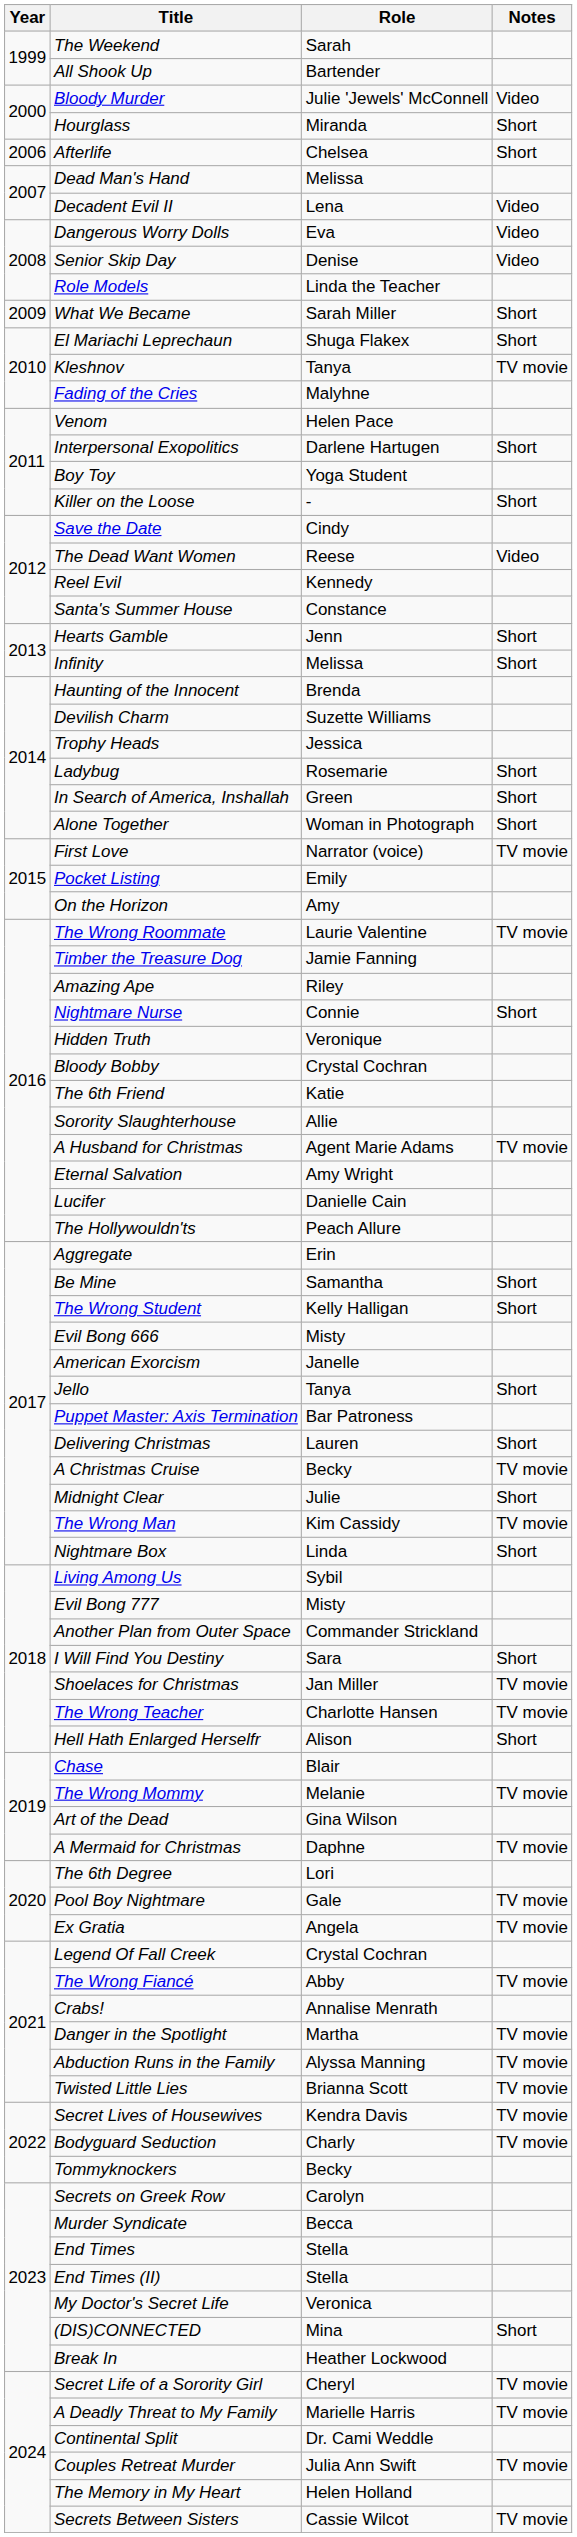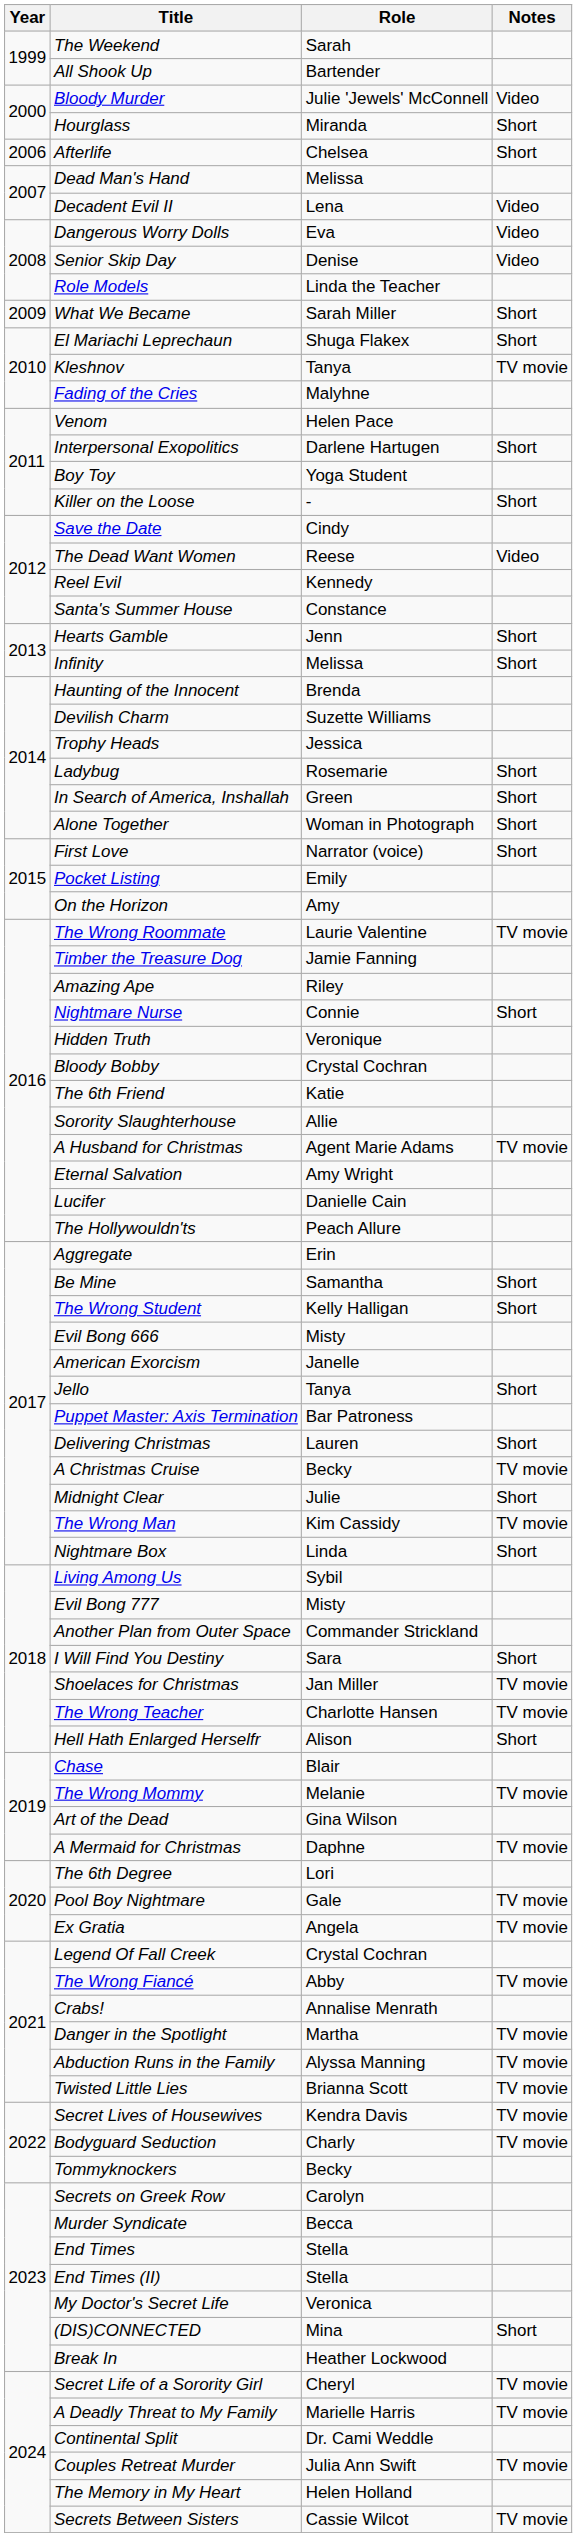(532, 851) TV movie -> (516, 851) Short
